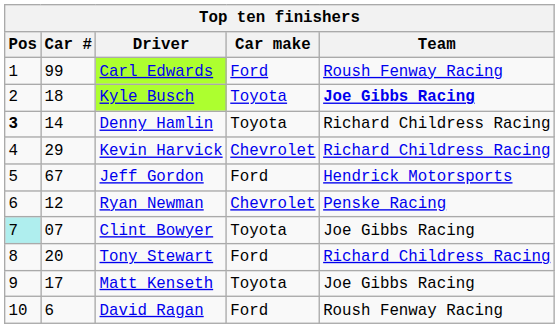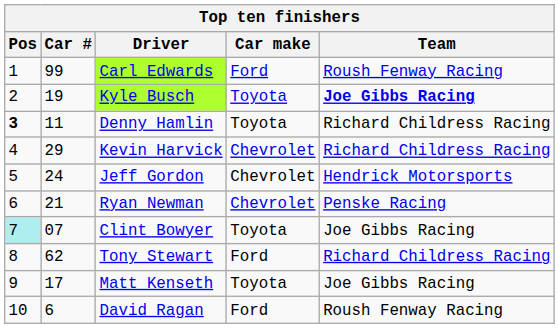(54, 97) 18 -> (54, 97) 19
(54, 124) 14 -> (54, 124) 11
(54, 177) 67 -> (54, 177) 24
(249, 177) Ford -> (273, 177) Chevrolet
(54, 203) 12 -> (54, 203) 21
(54, 256) 20 -> (54, 256) 62
